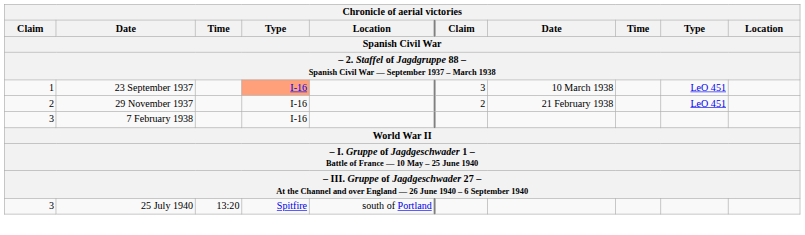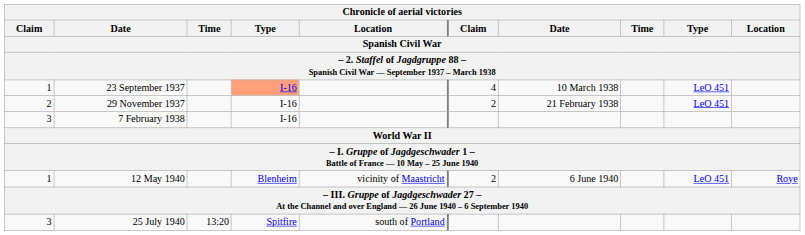(483, 87) 3 -> (493, 87) 4
+ row: (158, 179)
